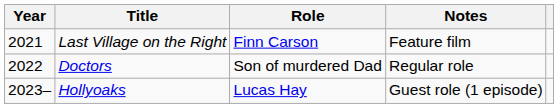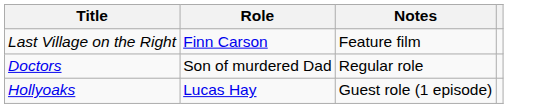- column: (30, 16)
